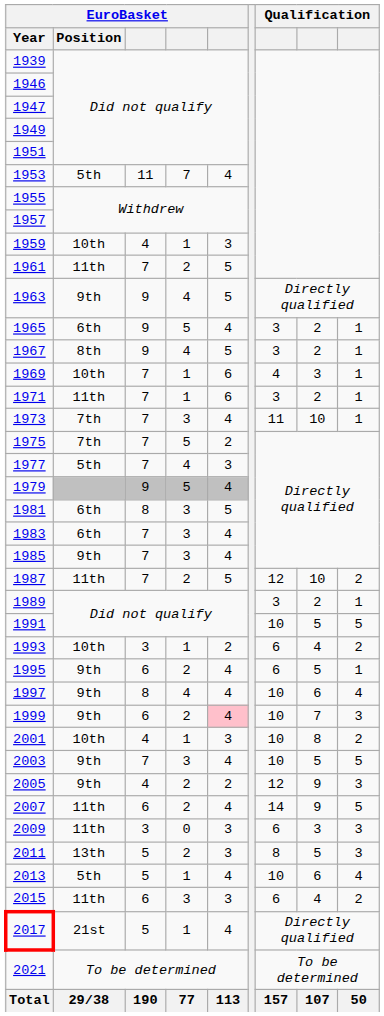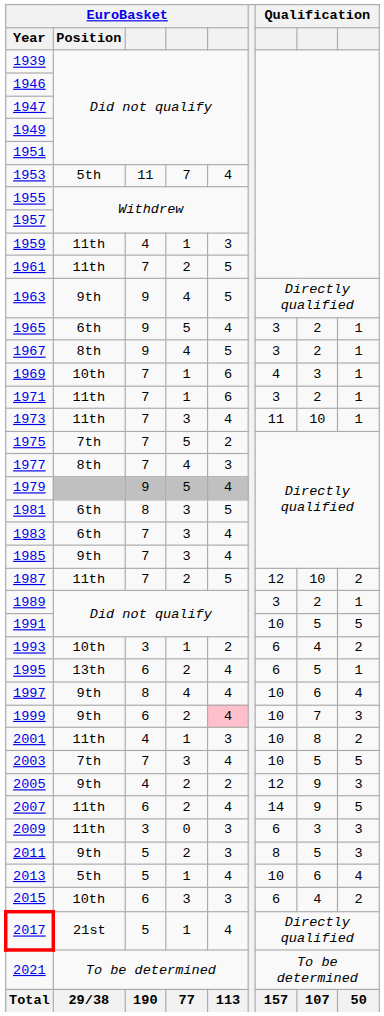(89, 244) 10th -> (89, 244) 11th
(89, 420) 7th -> (89, 420) 11th
(89, 465) 5th -> (89, 465) 8th
(89, 670) 9th -> (89, 670) 13th
(89, 739) 10th -> (89, 739) 11th
(89, 762) 9th -> (89, 762) 7th
(89, 853) 13th -> (89, 853) 9th
(89, 899) 11th -> (89, 899) 10th
